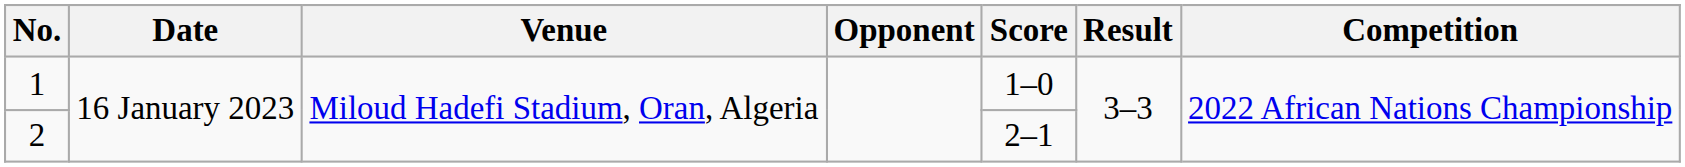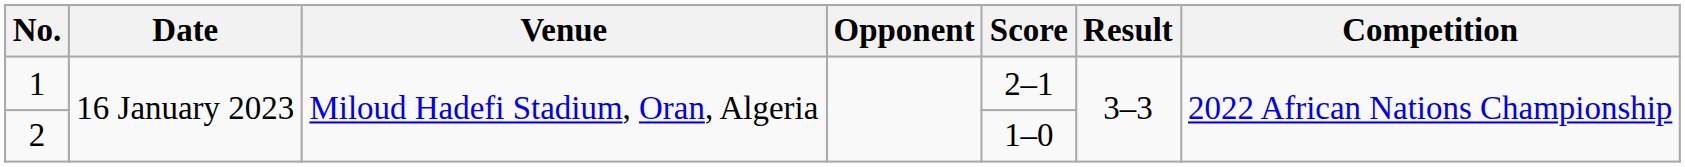(1029, 82) 1–0 -> (1029, 82) 2–1
(1029, 135) 2–1 -> (1029, 135) 1–0
